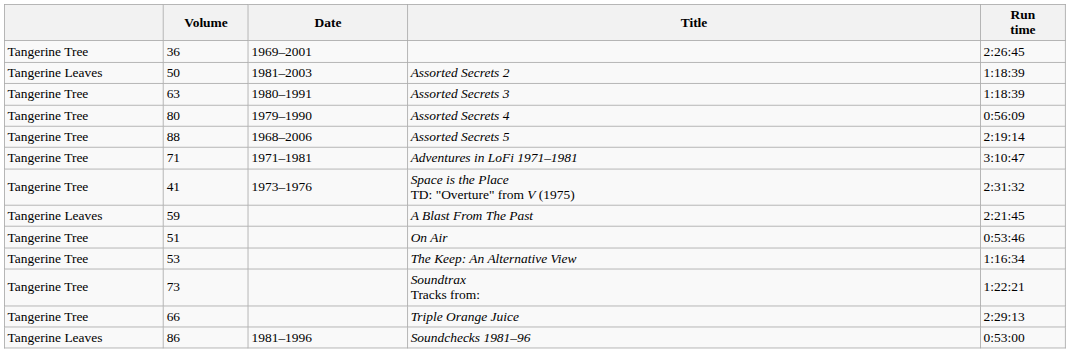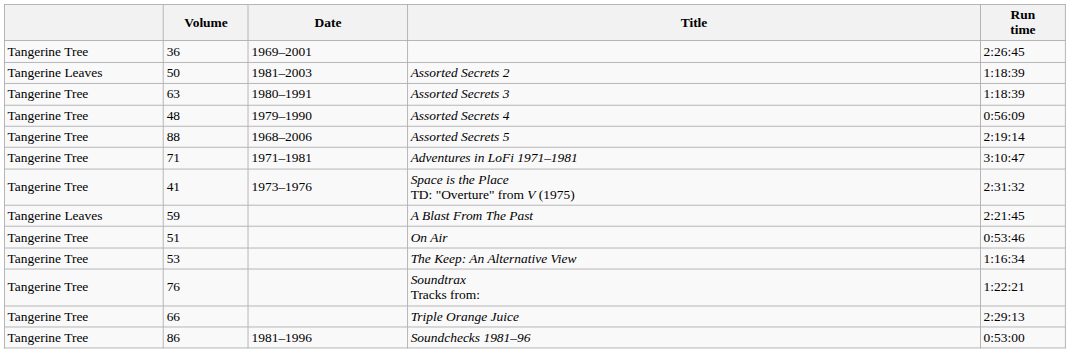(173, 115) 80 -> (173, 115) 48
(173, 287) 73 -> (173, 287) 76
(55, 337) Tangerine Leaves -> (48, 337) Tangerine Tree
